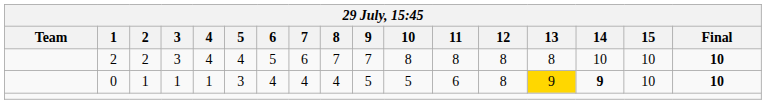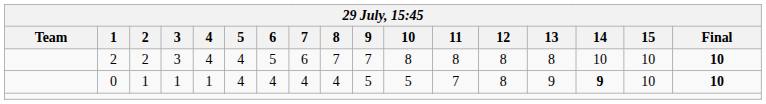(241, 81) 3 -> (241, 81) 4
(456, 81) 6 -> (456, 81) 7
(552, 81) gold background -> (552, 81) no background
